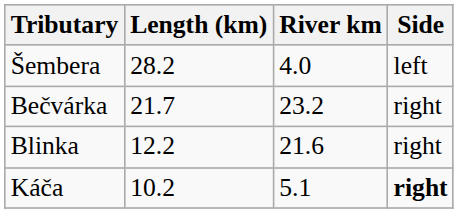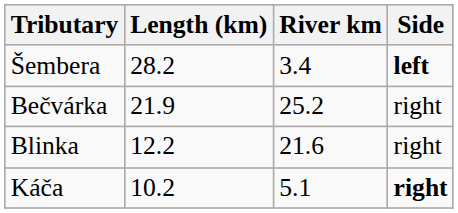(295, 65) 4.0 -> (295, 65) 3.4
(411, 65) normal -> (411, 65) bold
(153, 106) 21.7 -> (153, 106) 21.9
(302, 106) 23.2 -> (302, 106) 25.2
